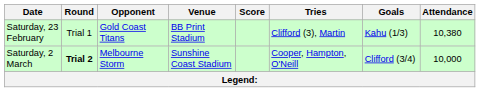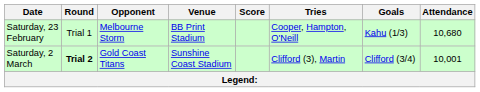(123, 33) Gold Coast Titans -> (121, 33) Melbourne Storm
(308, 33) Clifford (3), Martin -> (309, 33) Cooper, Hampton, O'Neill
(447, 33) 10,380 -> (447, 33) 10,680
(121, 59) Melbourne Storm -> (123, 59) Gold Coast Titans
(309, 59) Cooper, Hampton, O'Neill -> (308, 59) Clifford (3), Martin
(447, 59) 10,000 -> (447, 59) 10,001
